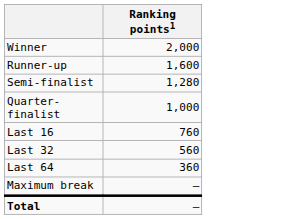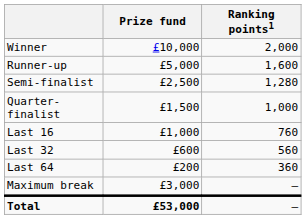+ column: (153, 21)
